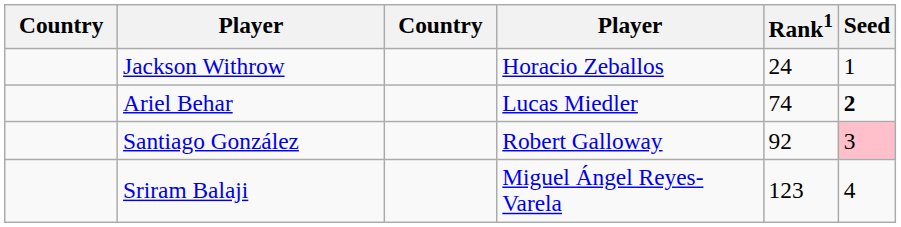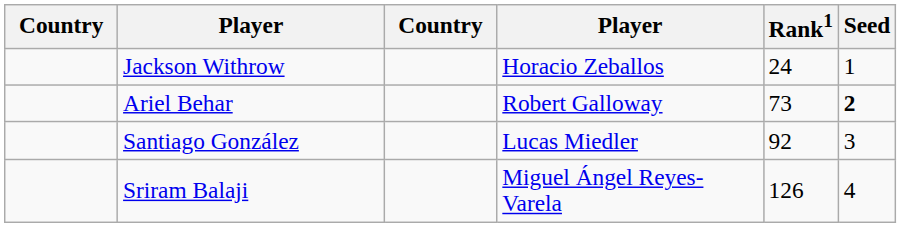(570, 103) Lucas Miedler -> (582, 103) Robert Galloway
(780, 103) 74 -> (780, 103) 73
(582, 140) Robert Galloway -> (570, 140) Lucas Miedler
(849, 140) pink background -> (849, 140) no background
(786, 190) 123 -> (786, 190) 126
